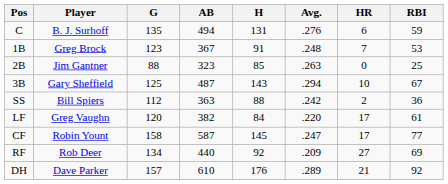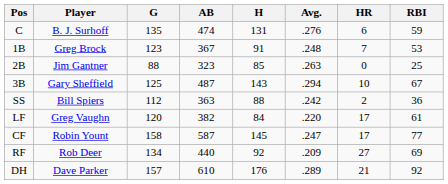(206, 30) 494 -> (206, 30) 474
